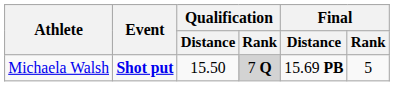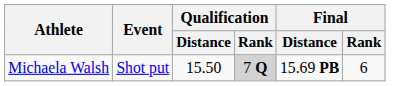(145, 68) bold -> (143, 68) normal
(368, 68) 5 -> (364, 68) 6
